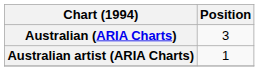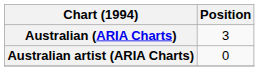(226, 55) 1 -> (226, 55) 0
